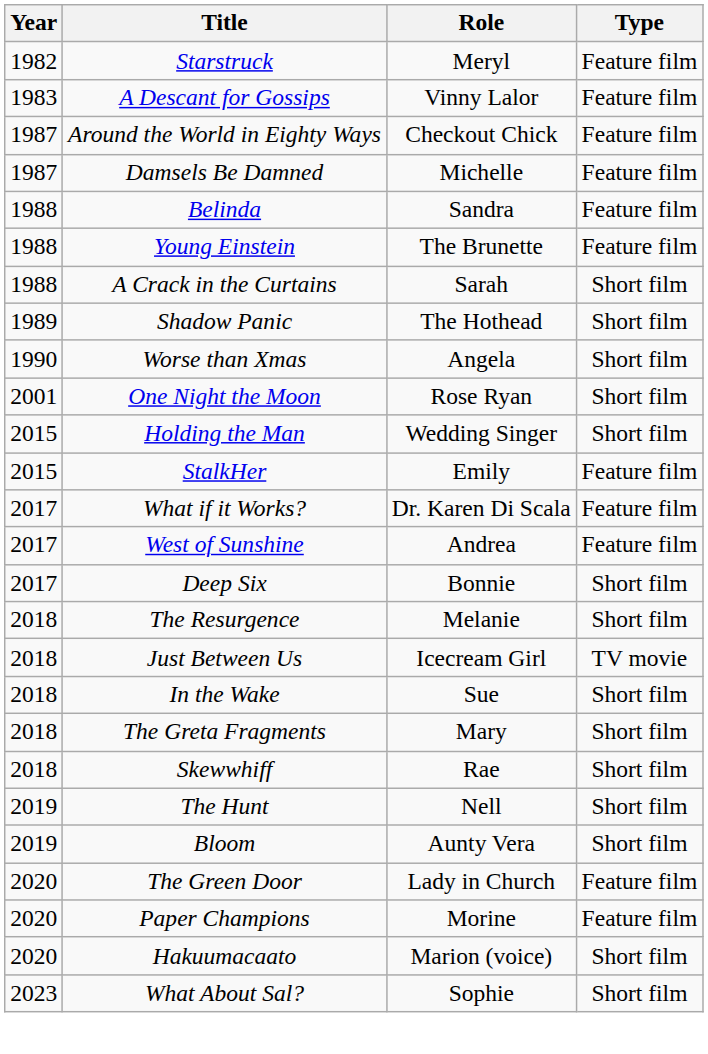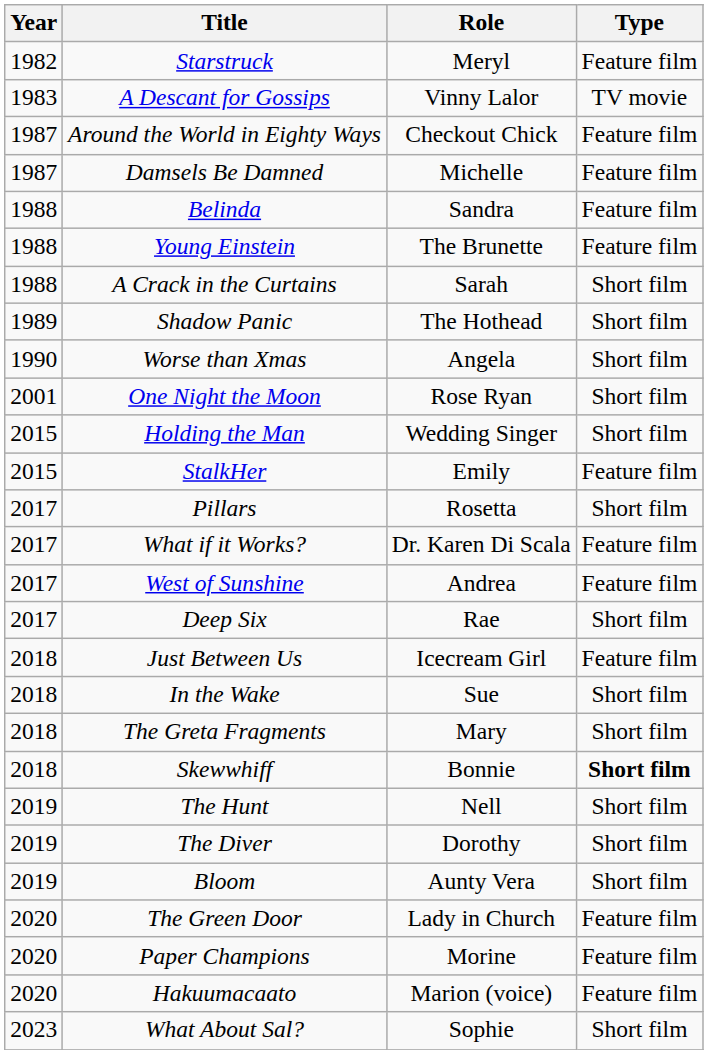(639, 97) Feature film -> (639, 97) TV movie
+ row: (224, 508)
(481, 582) Bonnie -> (481, 619) Rae
- row: (225, 619)
(639, 657) TV movie -> (639, 657) Feature film
(481, 769) Rae -> (481, 769) Bonnie
(639, 769) normal -> (639, 769) bold
+ row: (225, 843)
(639, 955) Short film -> (639, 992) Feature film
